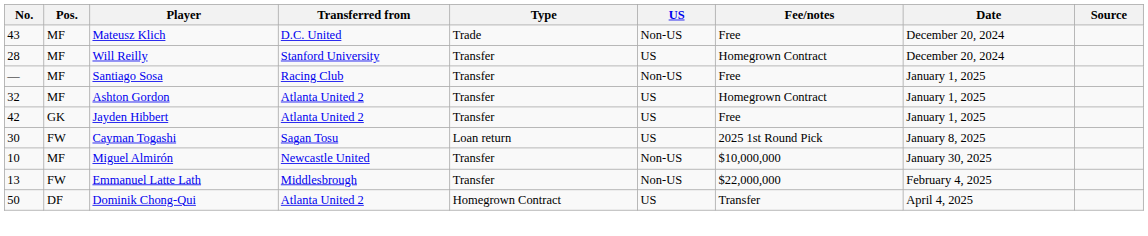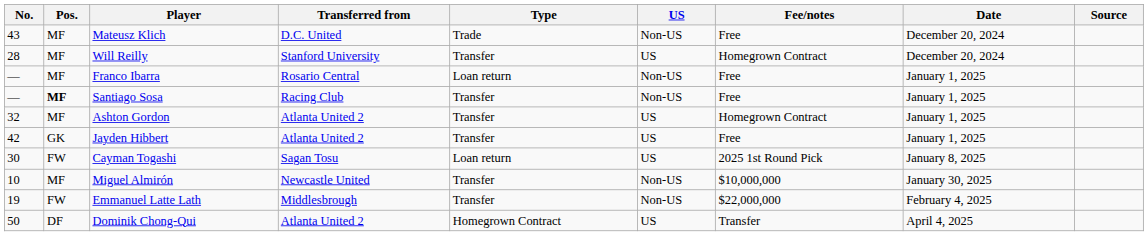+ row: (126, 76)
(56, 76) normal -> (57, 97) bold
(14, 179) 13 -> (14, 199) 19
